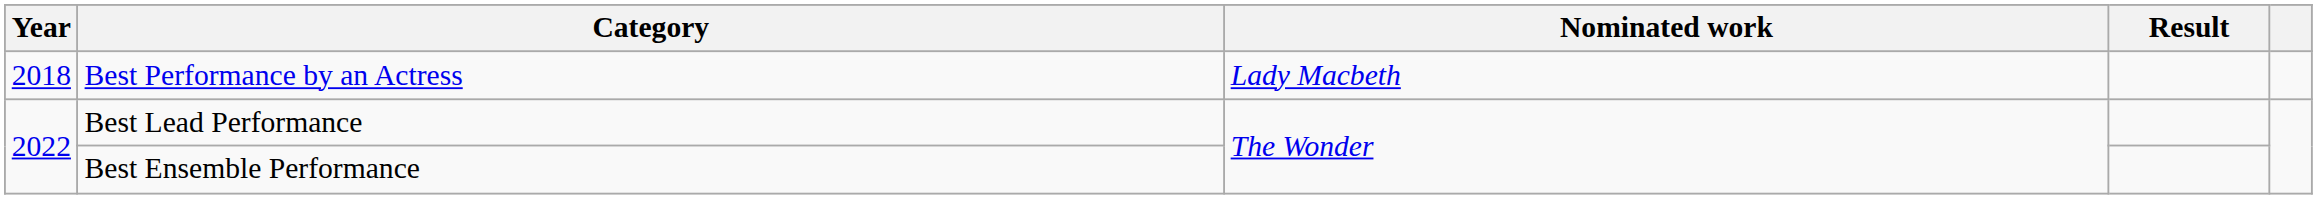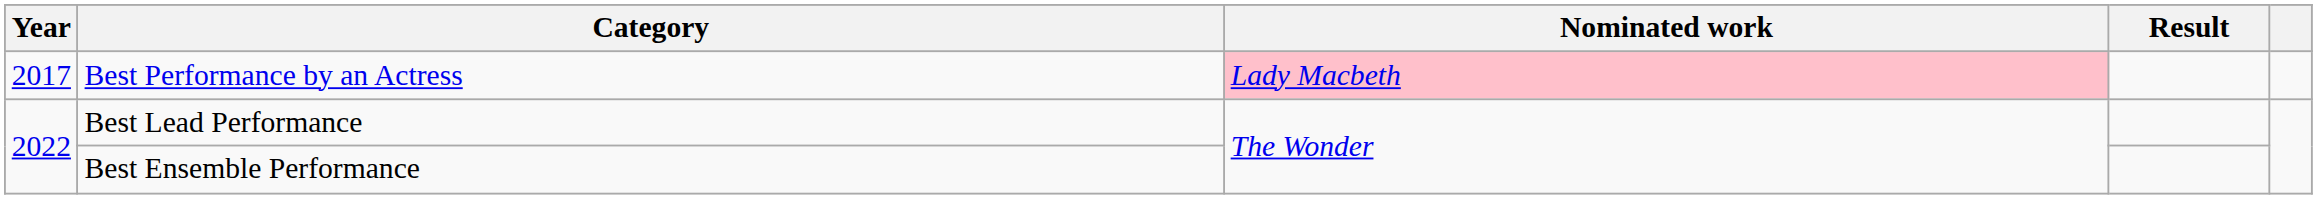(41, 74) 2018 -> (41, 74) 2017
(1316, 74) no background -> (1316, 74) pink background
